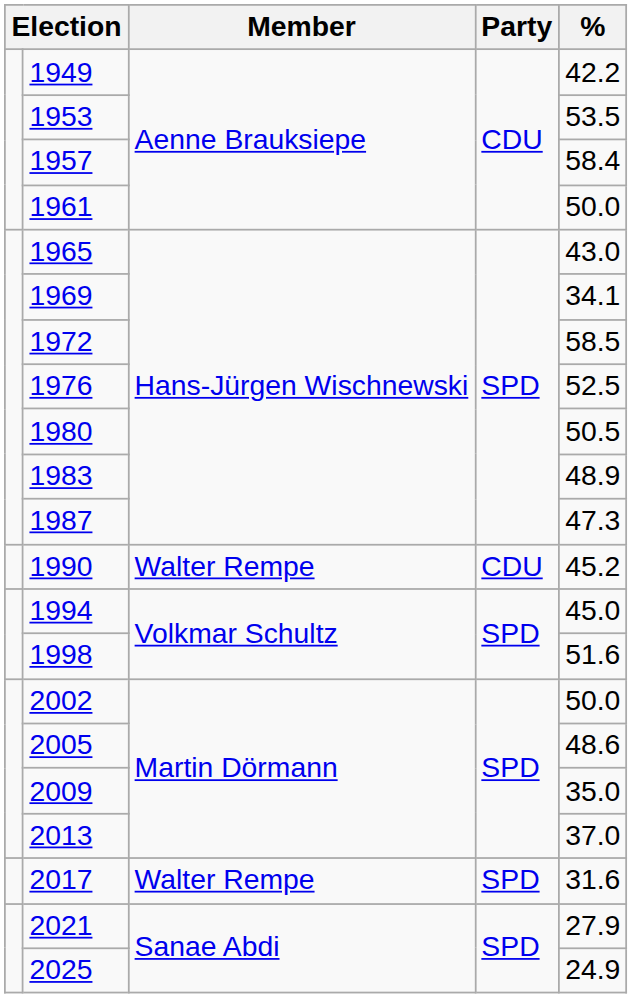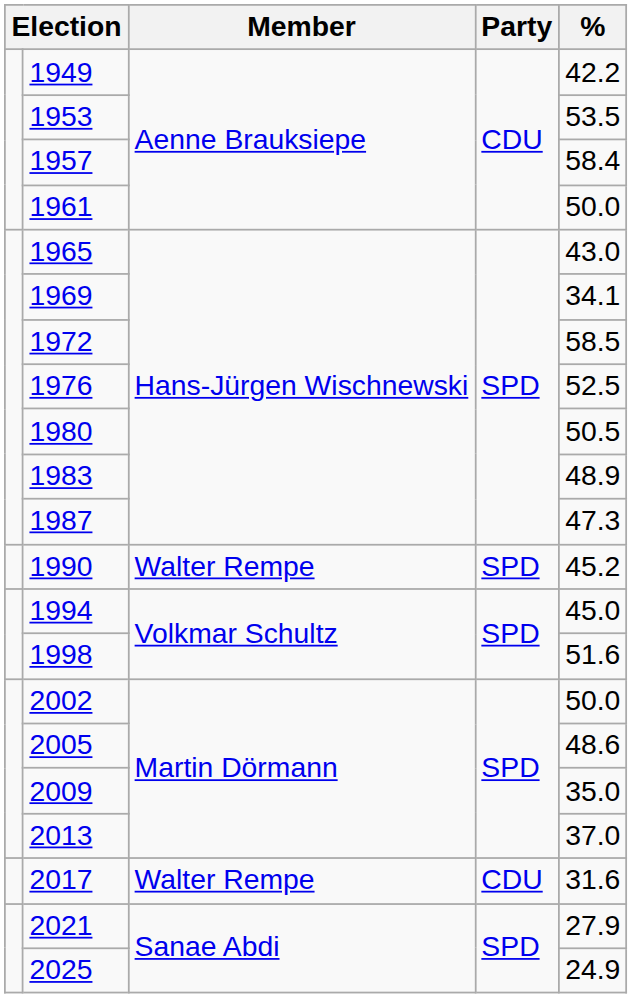(512, 565) CDU -> (510, 565) SPD
(510, 880) SPD -> (512, 880) CDU
